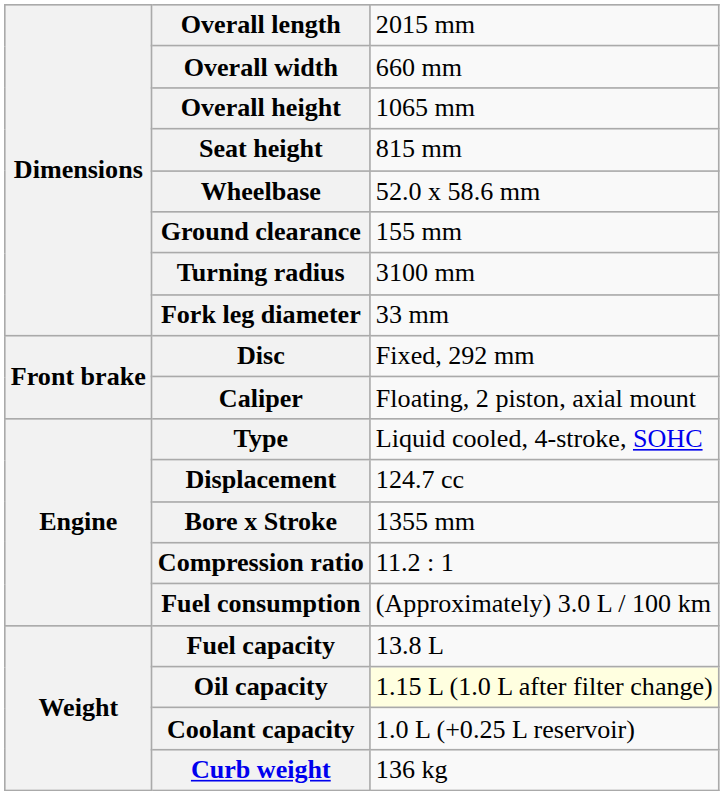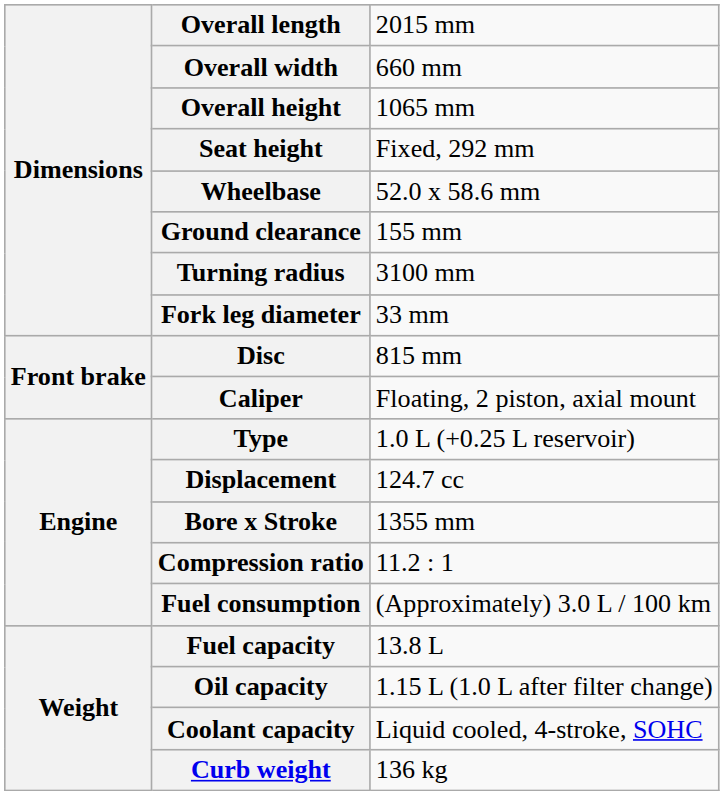(419, 149) 815 mm -> (455, 149) Fixed, 292 mm
(455, 356) Fixed, 292 mm -> (419, 356) 815 mm
(539, 438) Liquid cooled, 4-stroke, SOHC -> (505, 438) 1.0 L (+0.25 L reservoir)
(544, 686) lightyellow background -> (544, 686) no background
(505, 728) 1.0 L (+0.25 L reservoir) -> (539, 728) Liquid cooled, 4-stroke, SOHC
